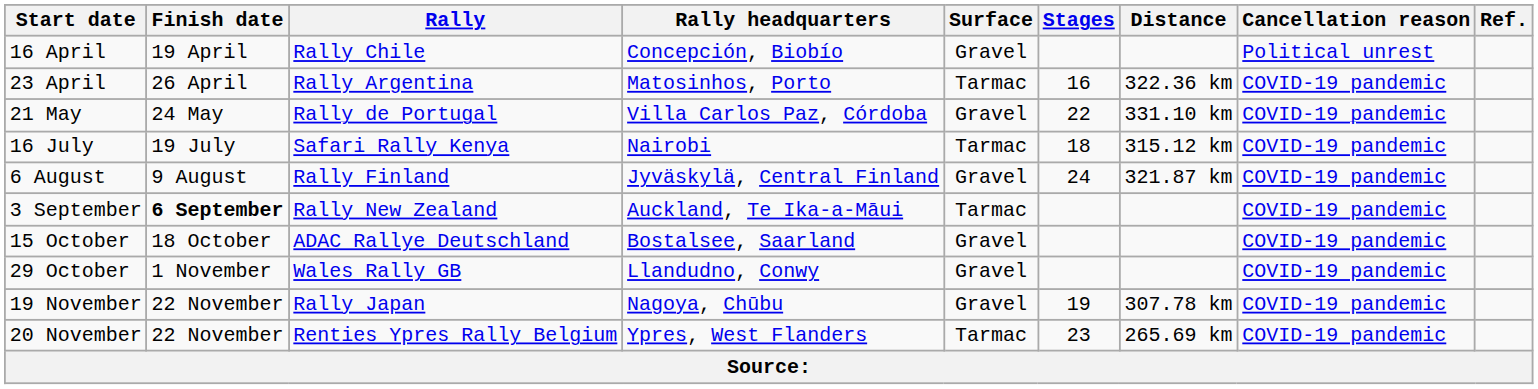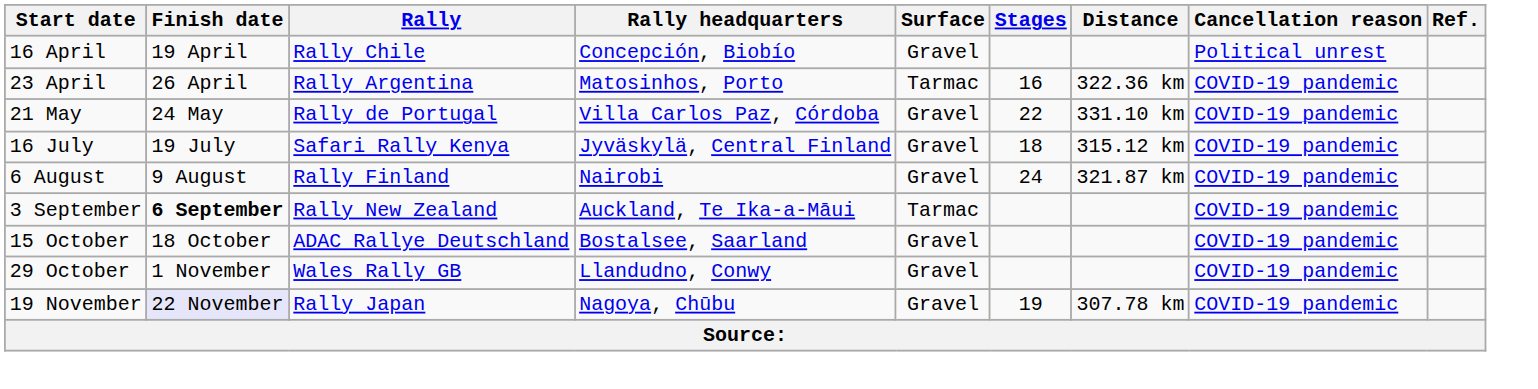(669, 147) Nairobi -> (735, 147) Jyväskylä, Central Finland
(991, 147) Tarmac -> (943, 147) Gravel
(783, 178) Jyväskylä, Central Finland -> (621, 178) Nairobi
(218, 304) no background -> (218, 304) lavender background
- row: (76, 336)
